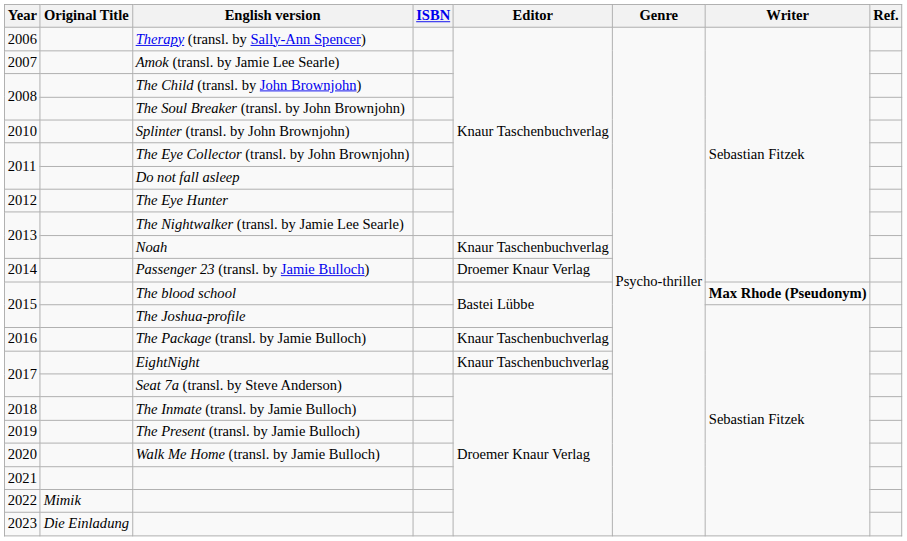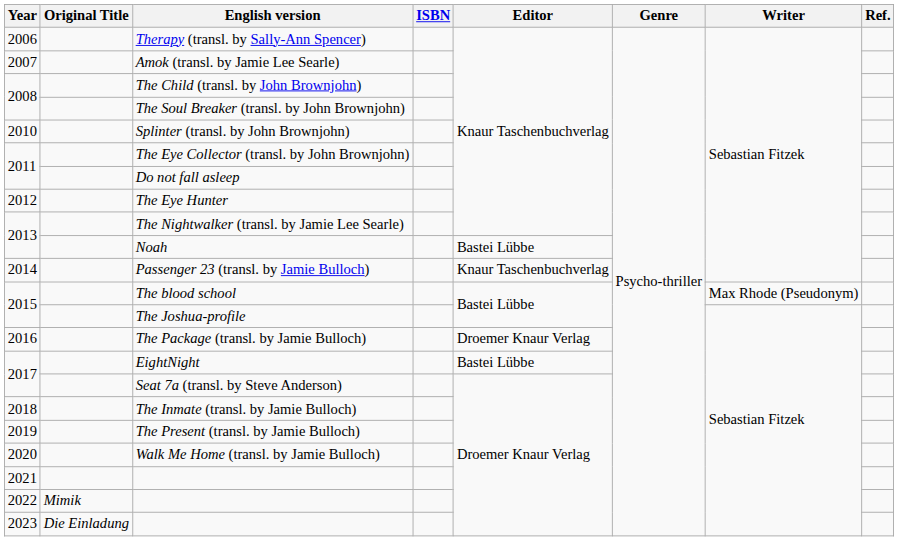(533, 246) Knaur Taschenbuchverlag -> (495, 246) Bastei Lübbe
(523, 270) Droemer Knaur Verlag -> (533, 270) Knaur Taschenbuchverlag
(788, 293) bold -> (784, 293) normal
(533, 339) Knaur Taschenbuchverlag -> (523, 339) Droemer Knaur Verlag
(533, 362) Knaur Taschenbuchverlag -> (495, 362) Bastei Lübbe
